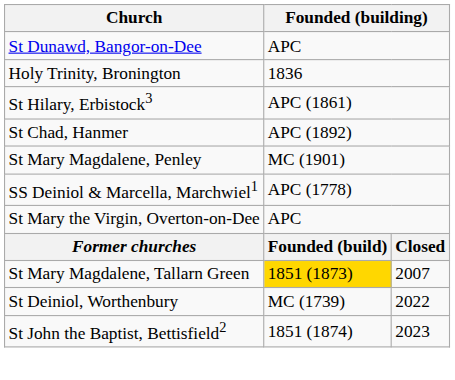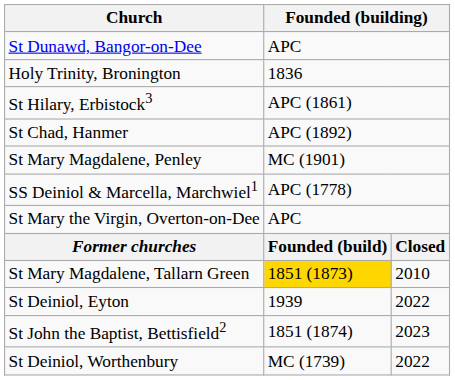(413, 274) 2007 -> (413, 274) 2010
+ row: (69, 301)
rows swapped: (117, 331) <-> (93, 301)
